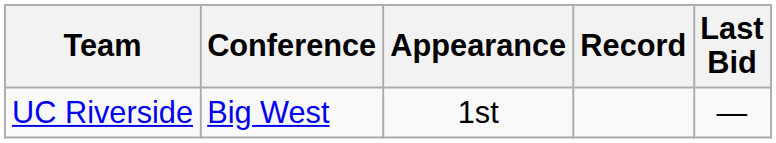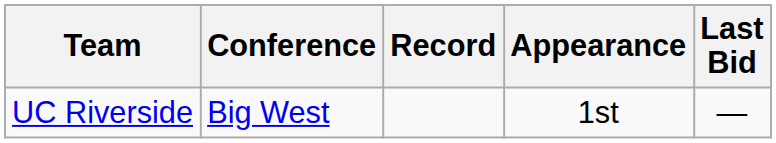columns swapped: (633, 46) <-> (478, 46)
